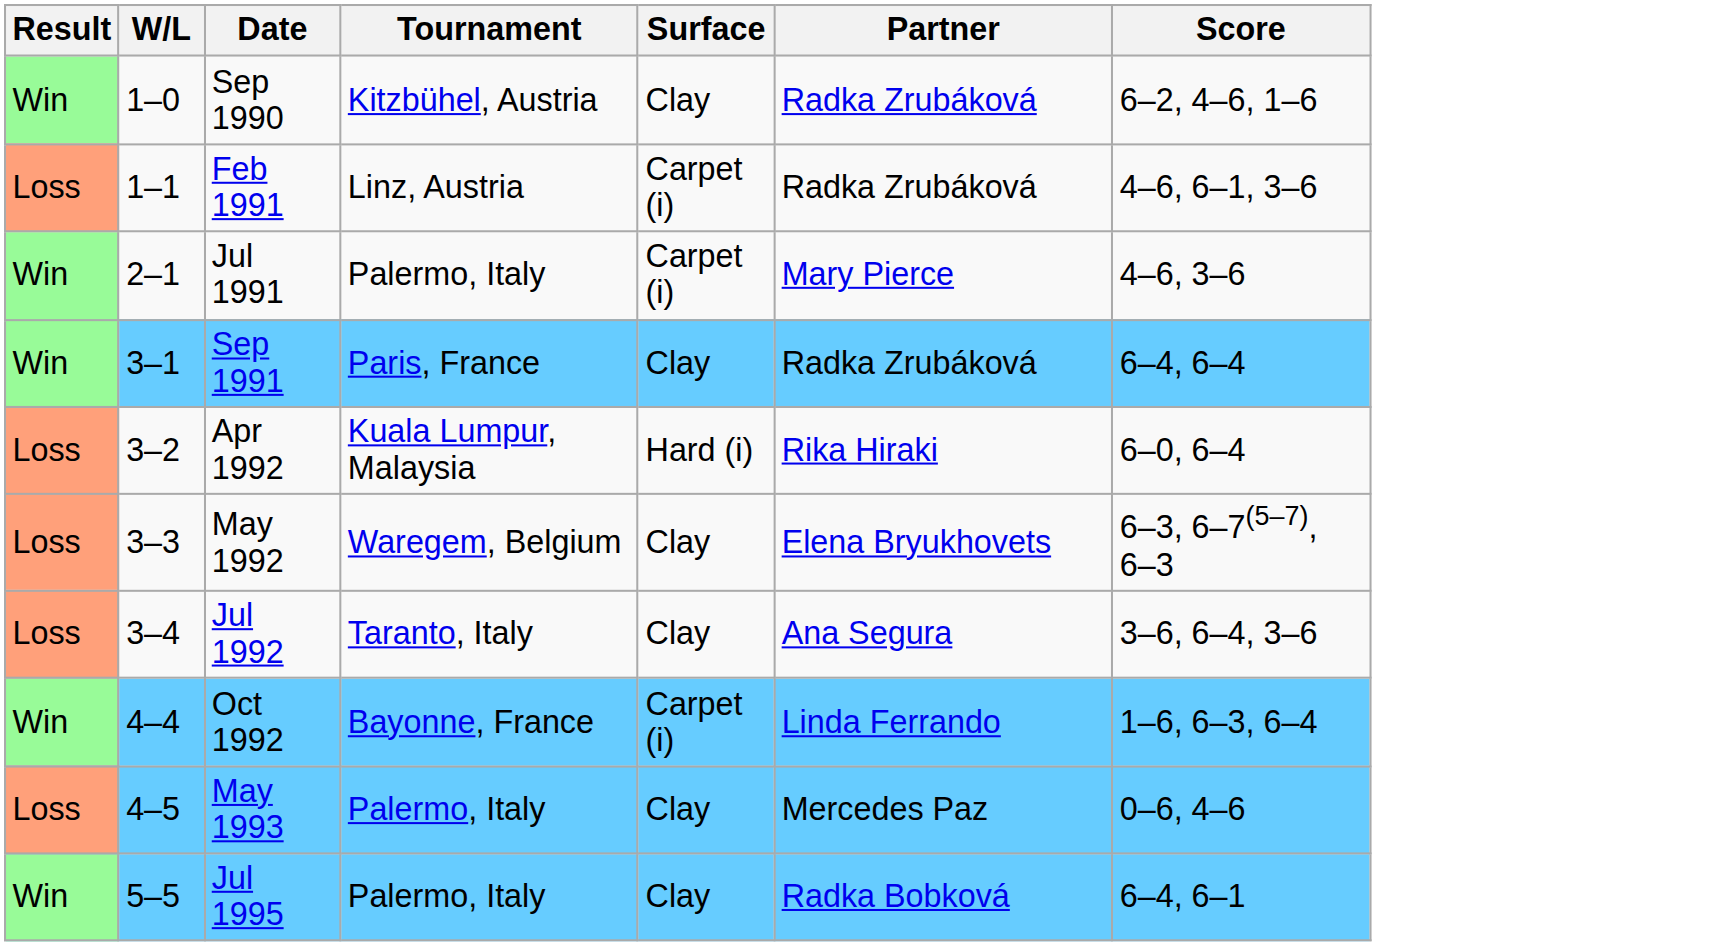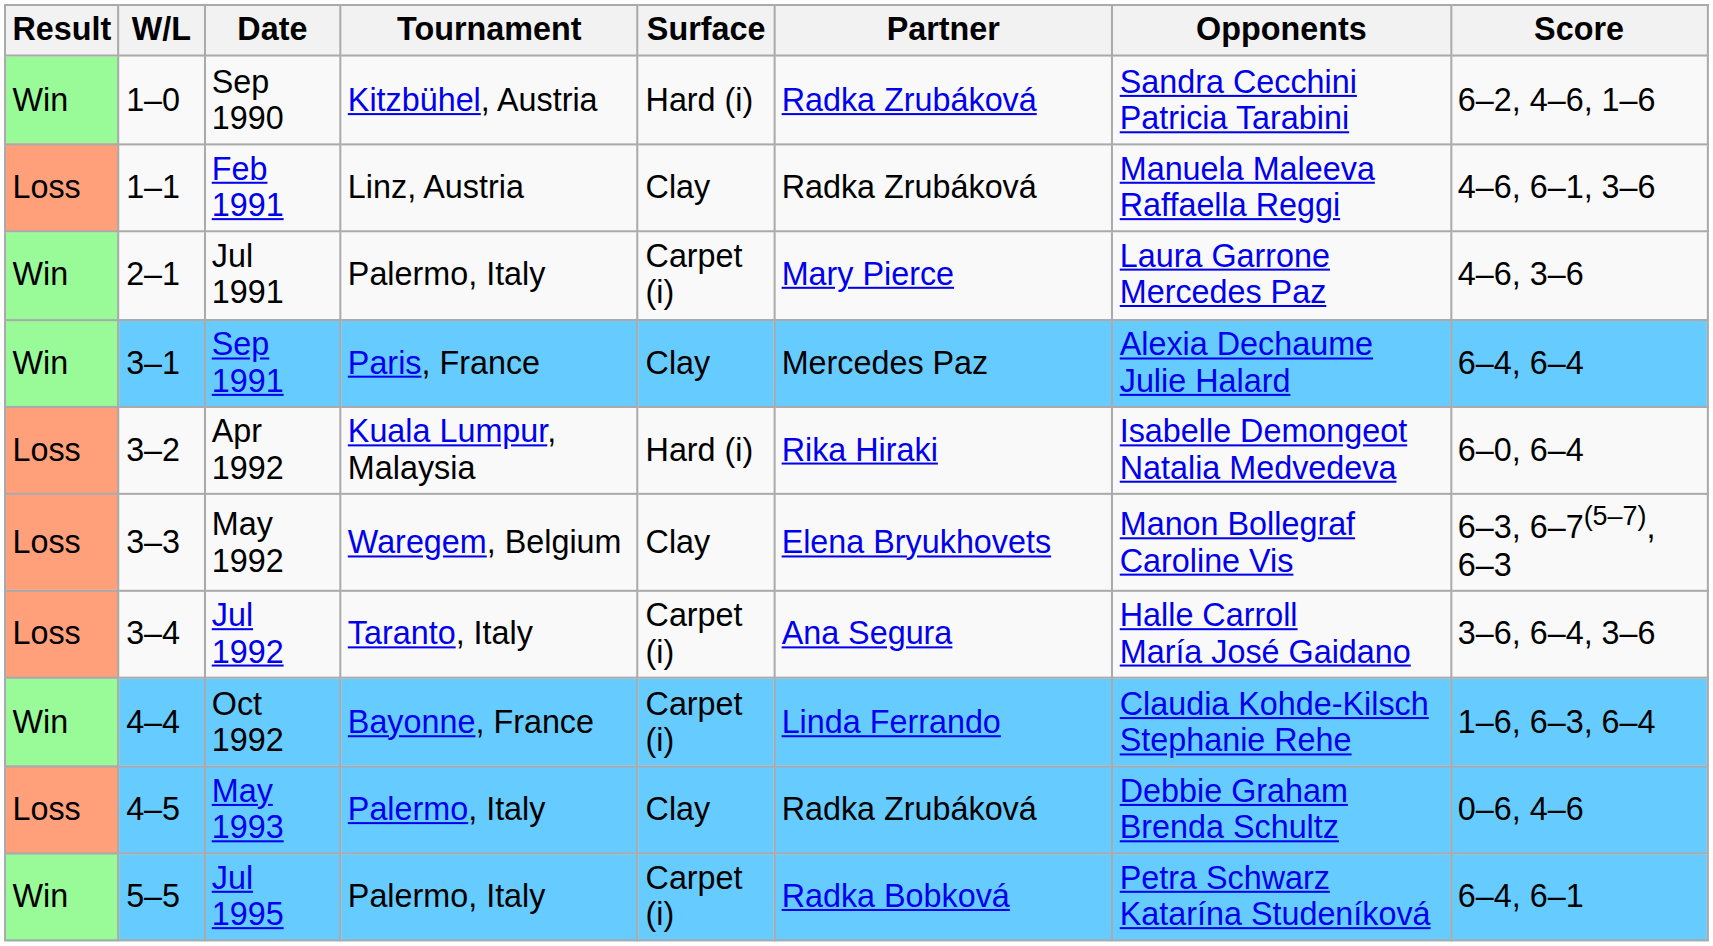+ column: (1281, 30)
(678, 99) Clay -> (699, 99) Hard (i)
(694, 187) Carpet (i) -> (678, 187) Clay
(909, 362) Radka Zrubáková -> (885, 362) Mercedes Paz
(678, 634) Clay -> (694, 634) Carpet (i)
(885, 809) Mercedes Paz -> (909, 809) Radka Zrubáková
(678, 896) Clay -> (694, 896) Carpet (i)
